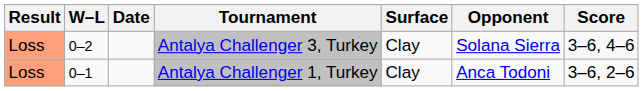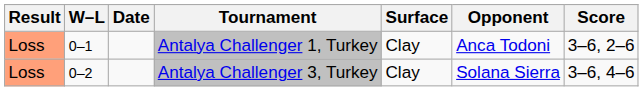rows swapped: (268, 72) <-> (268, 45)
